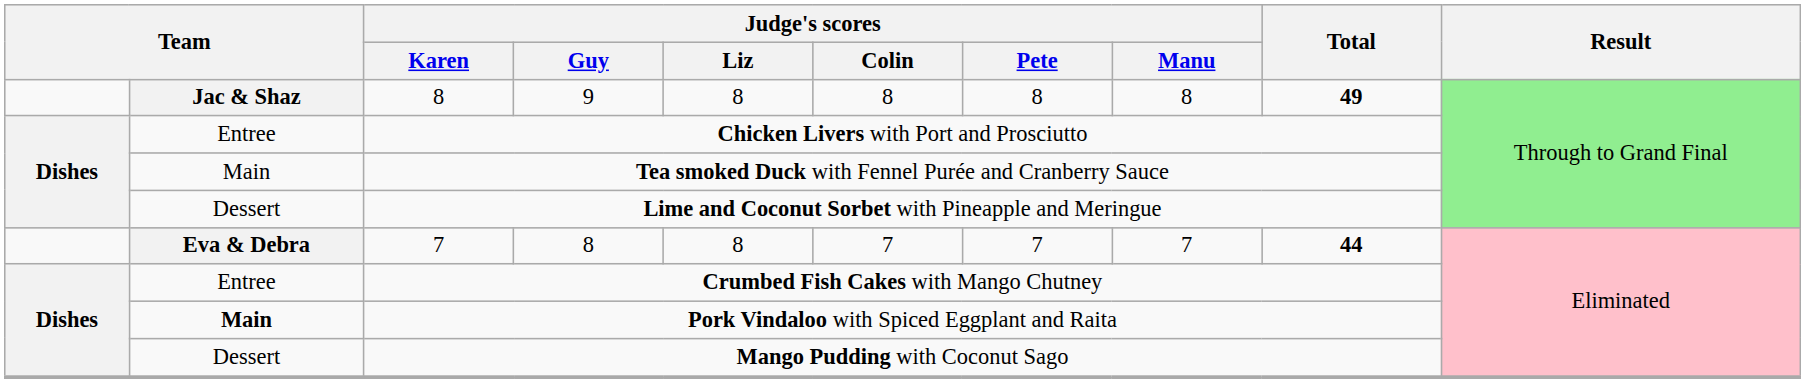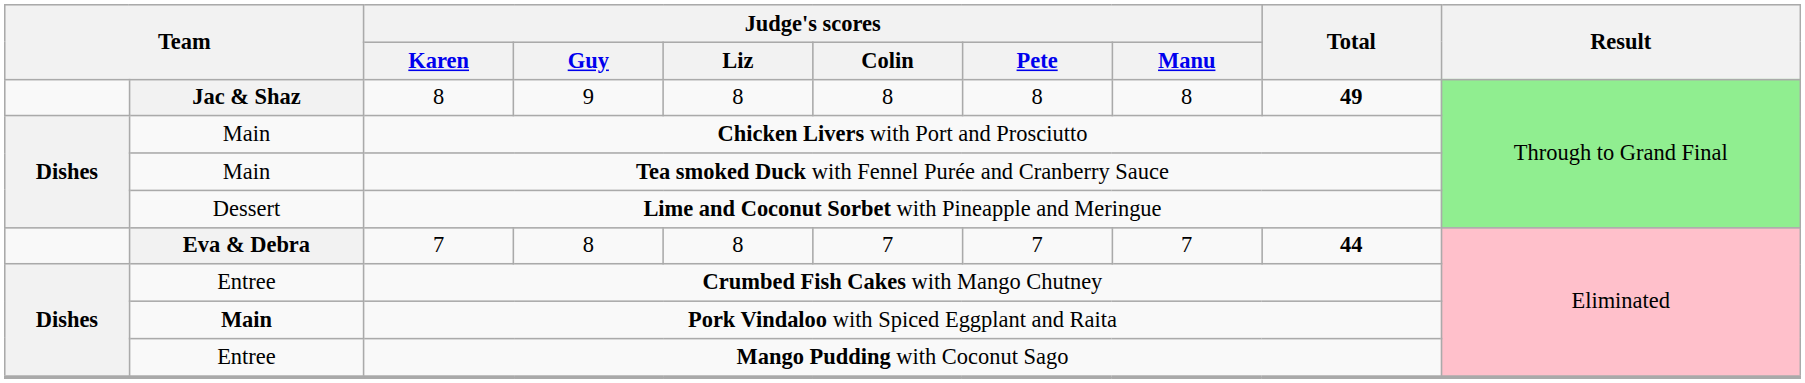(246, 134) Entree -> (246, 134) Main
(246, 356) Dessert -> (246, 356) Entree
